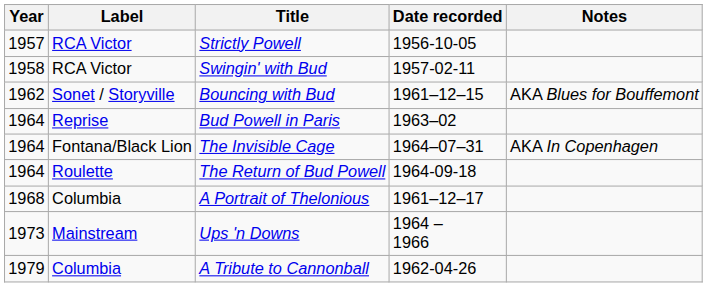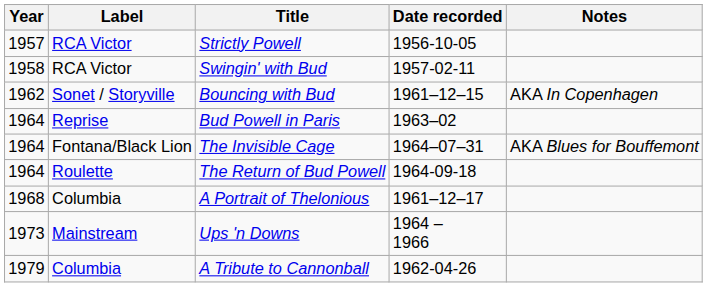(604, 95) AKA Blues for Bouffemont -> (584, 95) AKA In Copenhagen
(584, 146) AKA In Copenhagen -> (604, 146) AKA Blues for Bouffemont
